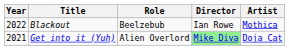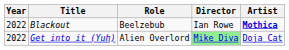(260, 25) normal -> (260, 25) bold
(16, 38) 2021 -> (16, 38) 2022
